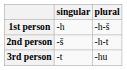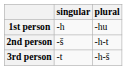(102, 27) -h-š -> (101, 27) -hu
(101, 57) -hu -> (102, 57) -h-š
